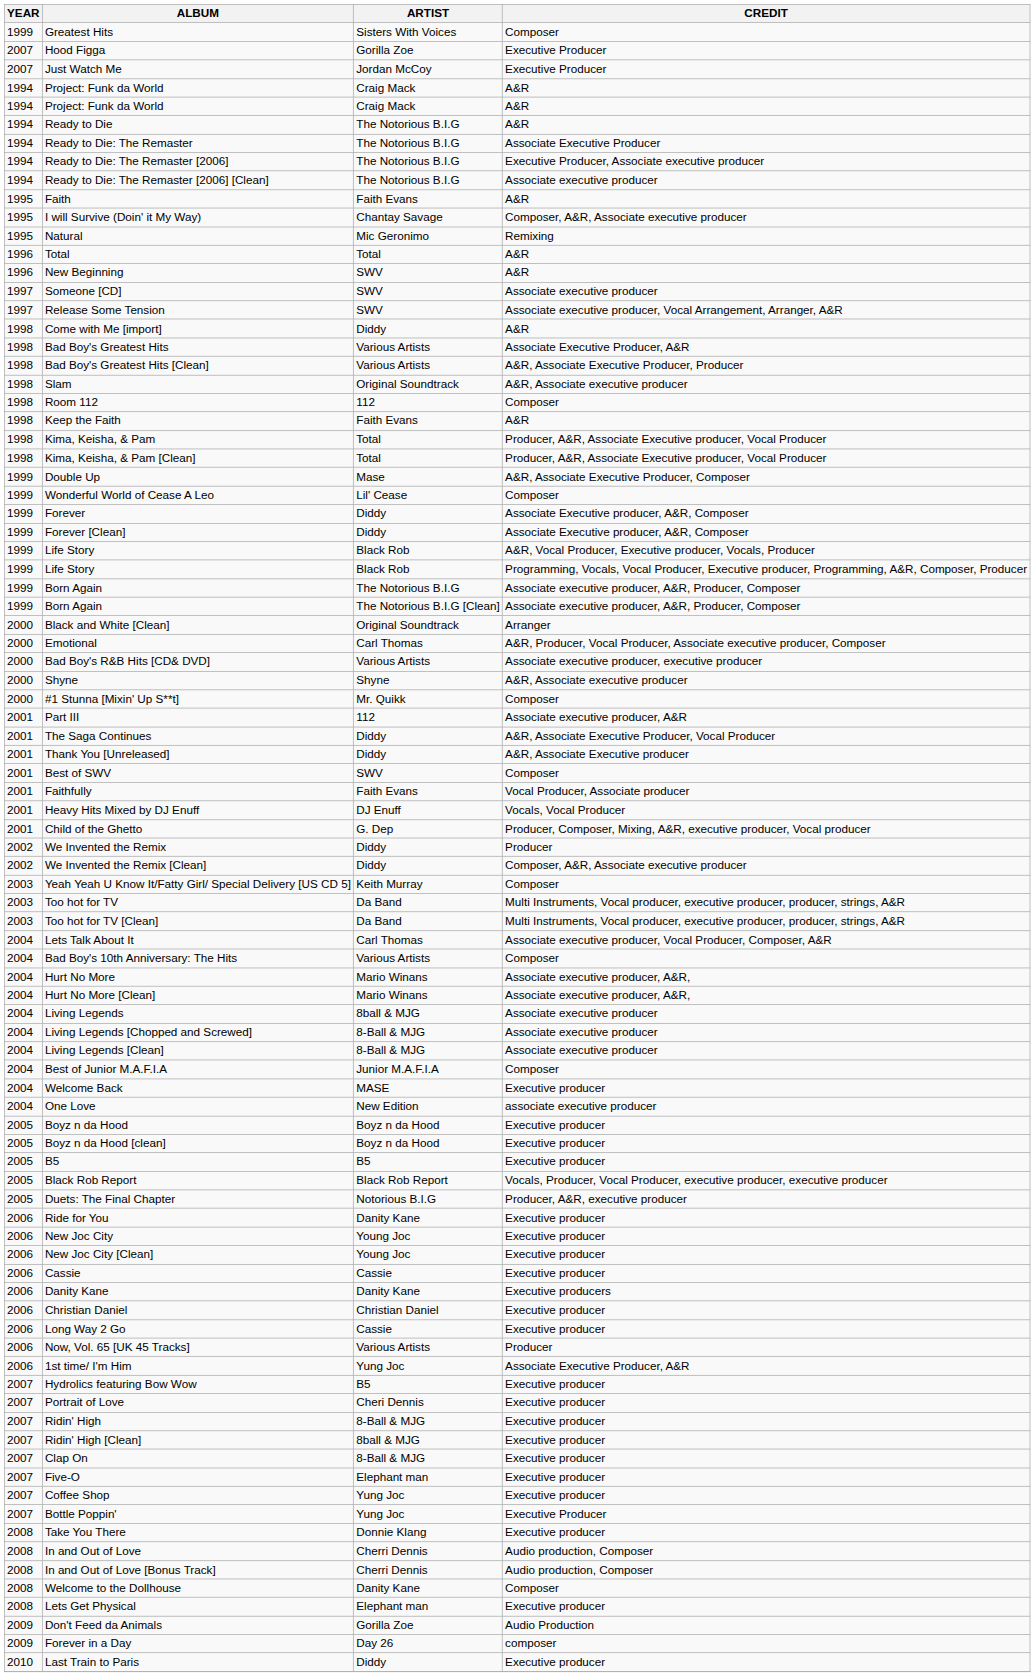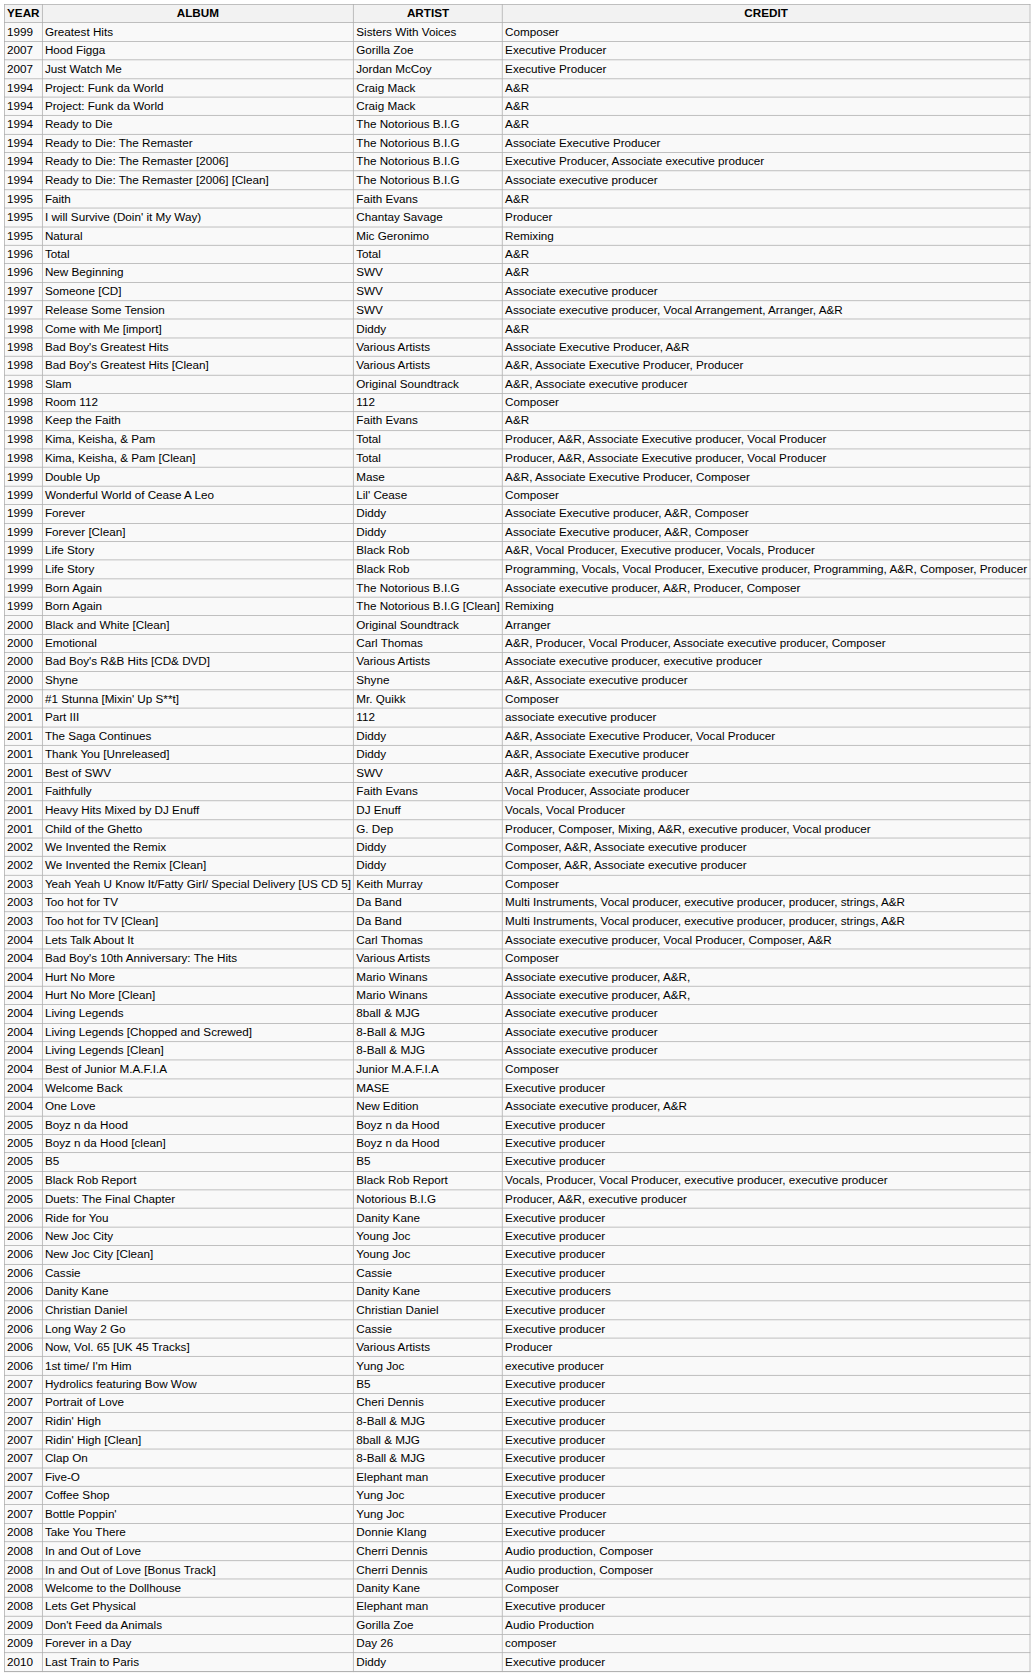(626, 217) Composer, A&R, Associate executive producer -> (529, 217) Producer
(653, 606) Associate executive producer, A&R, Producer, Composer -> (529, 606) Remixing
(596, 717) Associate executive producer, A&R -> (581, 717) associate executive producer
(532, 773) Composer -> (596, 773) A&R, Associate executive producer
(529, 847) Producer -> (626, 847) Composer, A&R, Associate executive producer
(581, 1106) associate executive producer -> (596, 1106) Associate executive producer, A&R
(597, 1365) Associate Executive Producer, A&R -> (554, 1365) executive producer
